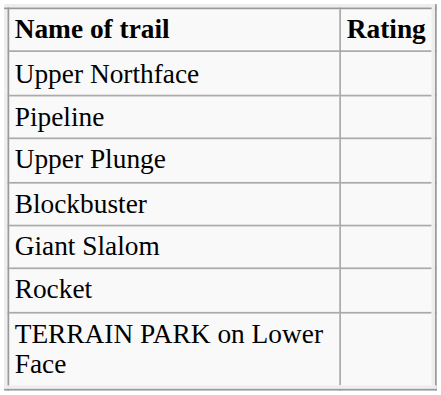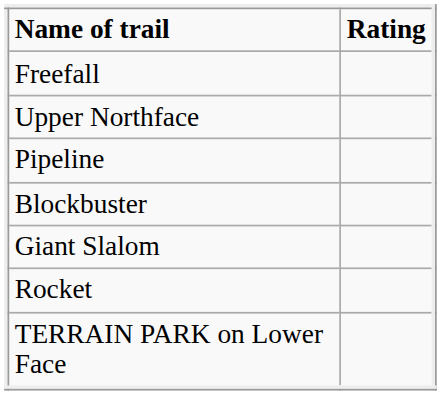+ row: (57, 73)
- row: (90, 159)
